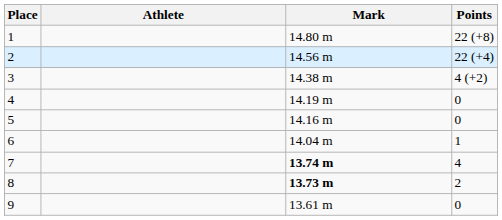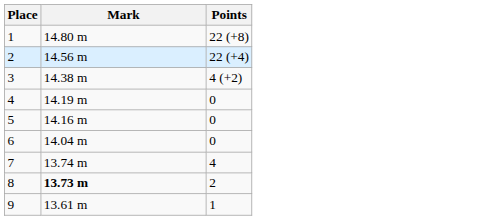- column: (163, 15)
(458, 141) 1 -> (213, 141) 0
(311, 162) bold -> (66, 162) normal
(458, 204) 0 -> (213, 204) 1
